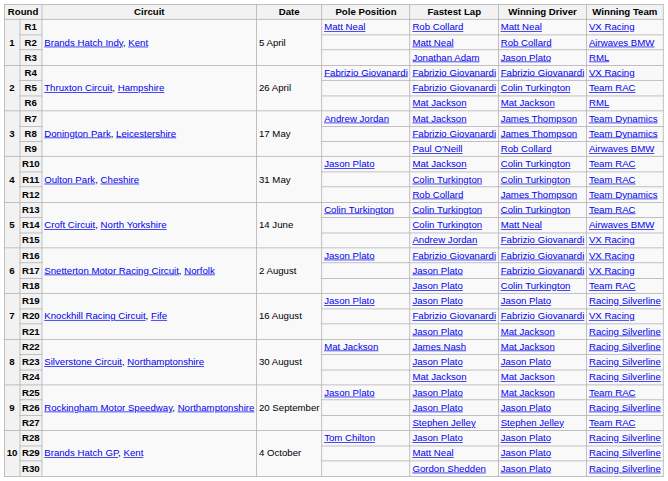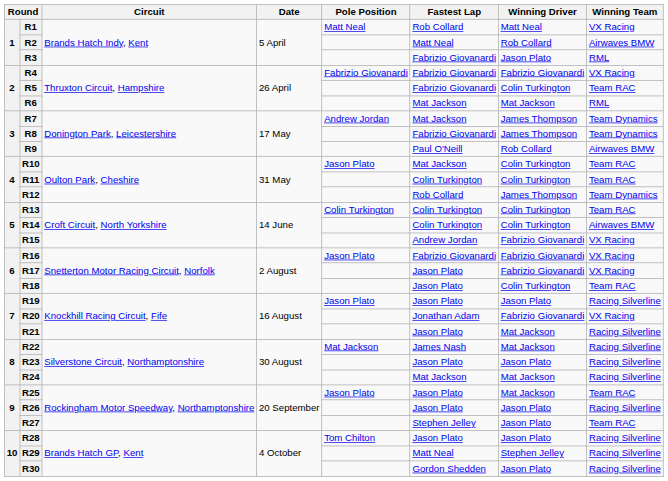(446, 57) Jonathan Adam -> (454, 57) Fabrizio Giovanardi
(521, 225) Matt Neal -> (536, 225) Colin Turkington
(454, 316) Fabrizio Giovanardi -> (446, 316) Jonathan Adam
(532, 423) Stephen Jelley -> (526, 423) Jason Plato
(526, 453) Jason Plato -> (532, 453) Stephen Jelley
